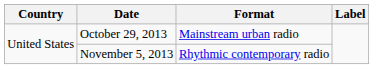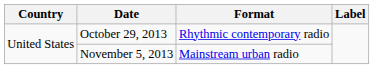(239, 34) Mainstream urban radio -> (254, 34) Rhythmic contemporary radio
(254, 53) Rhythmic contemporary radio -> (239, 53) Mainstream urban radio
